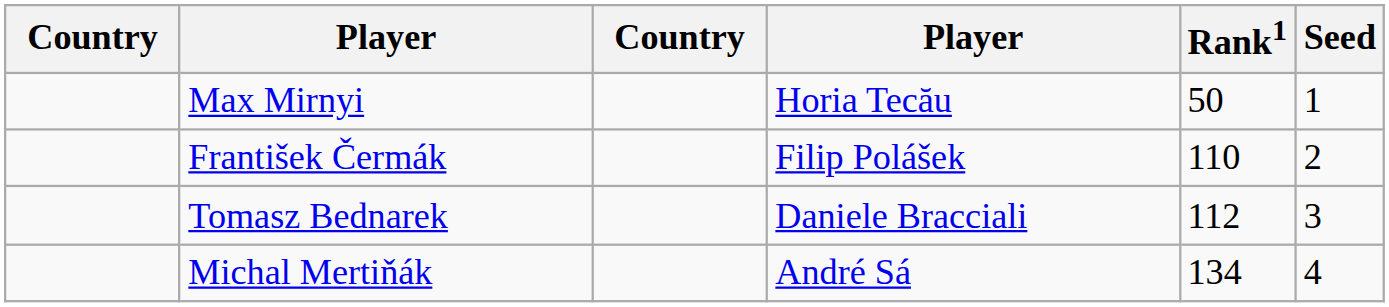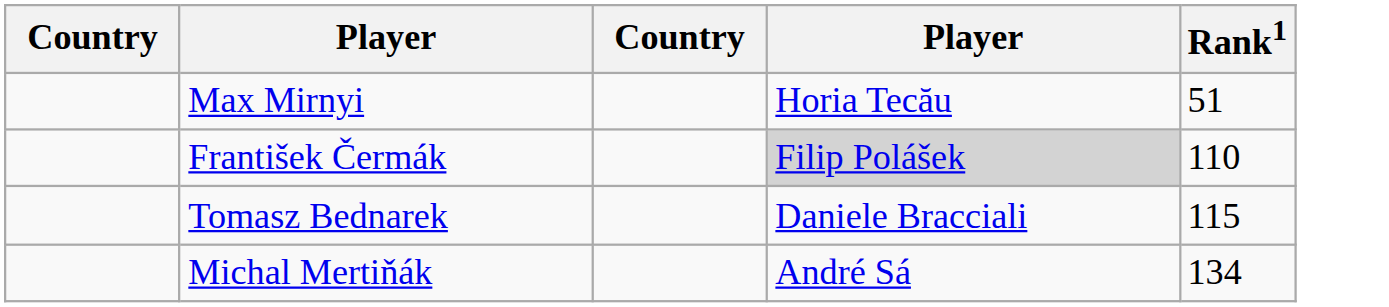- column: (1340, 38)
(1206, 100) 50 -> (1206, 100) 51
(870, 157) no background -> (870, 157) lightgrey background
(1214, 214) 112 -> (1214, 214) 115
